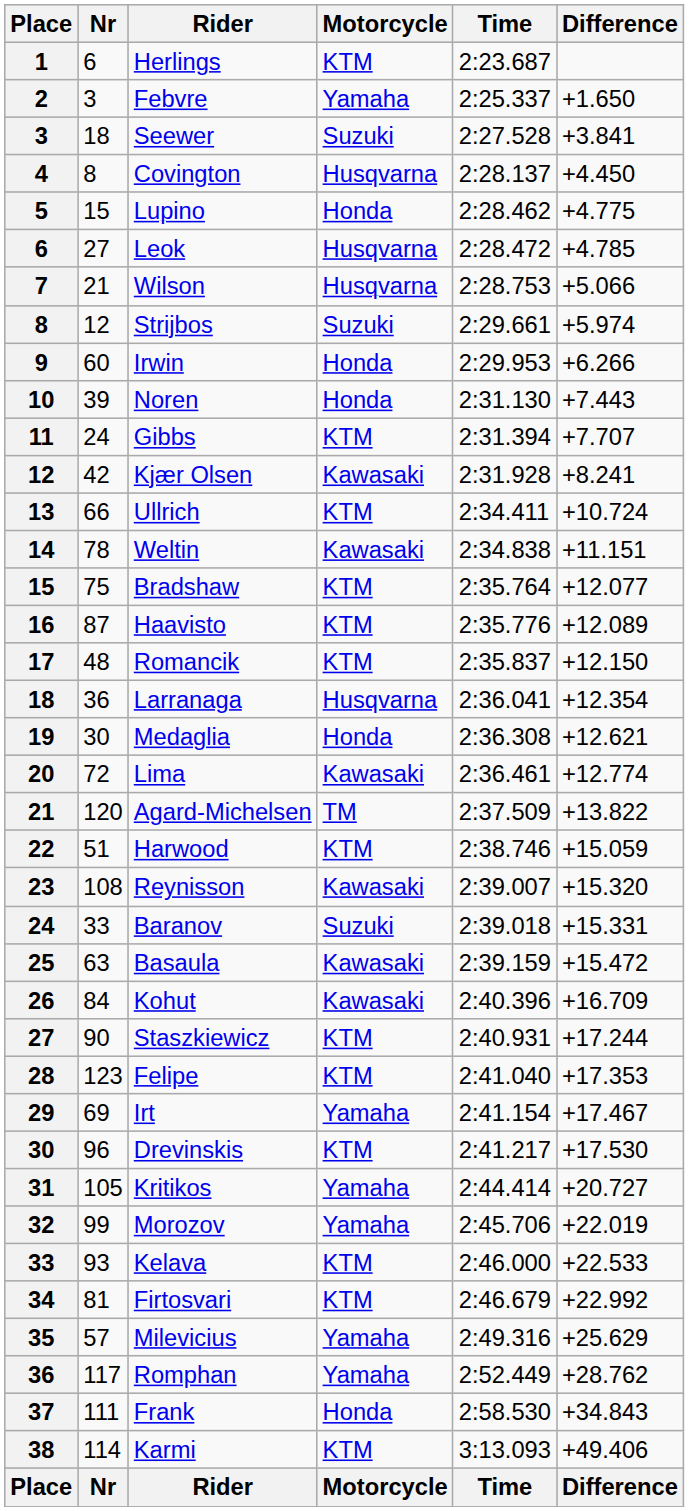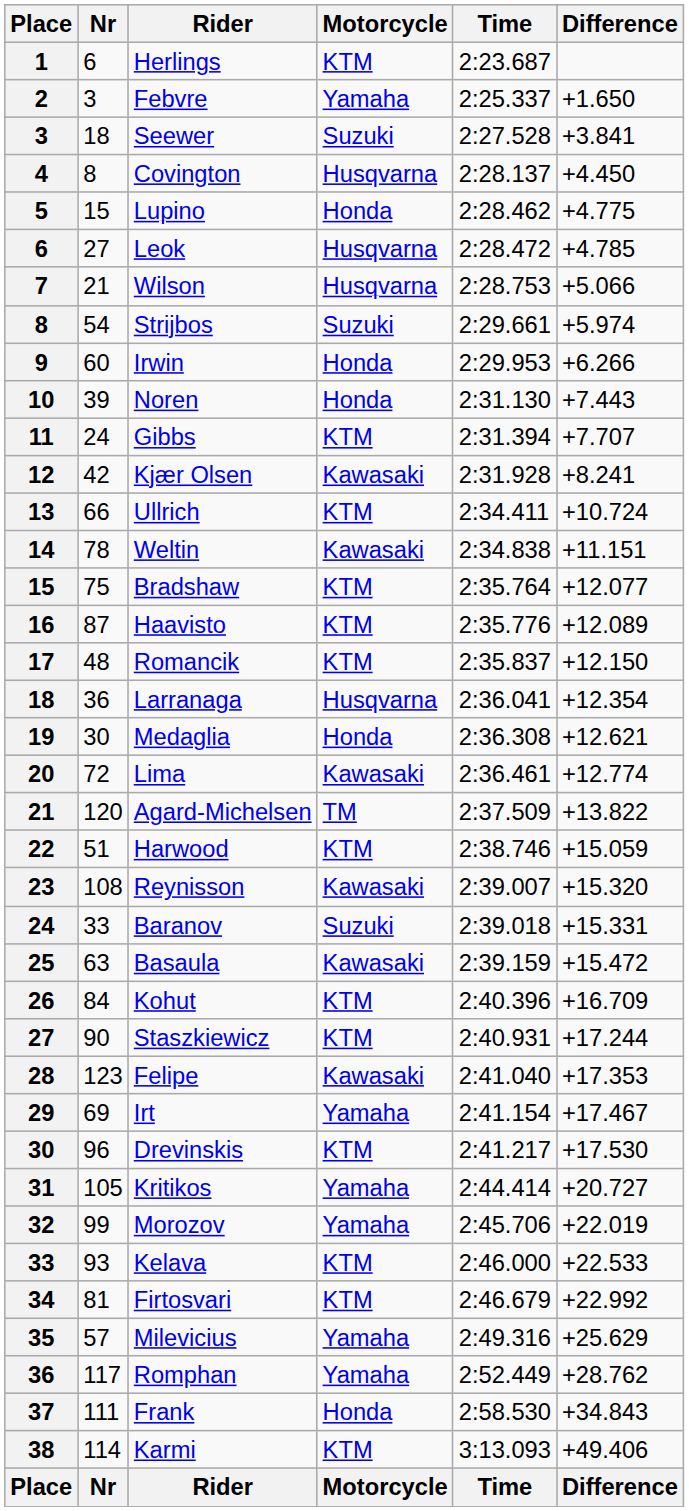(96, 324) 12 -> (96, 324) 54
(373, 1000) Kawasaki -> (348, 1000) KTM
(348, 1075) KTM -> (373, 1075) Kawasaki
